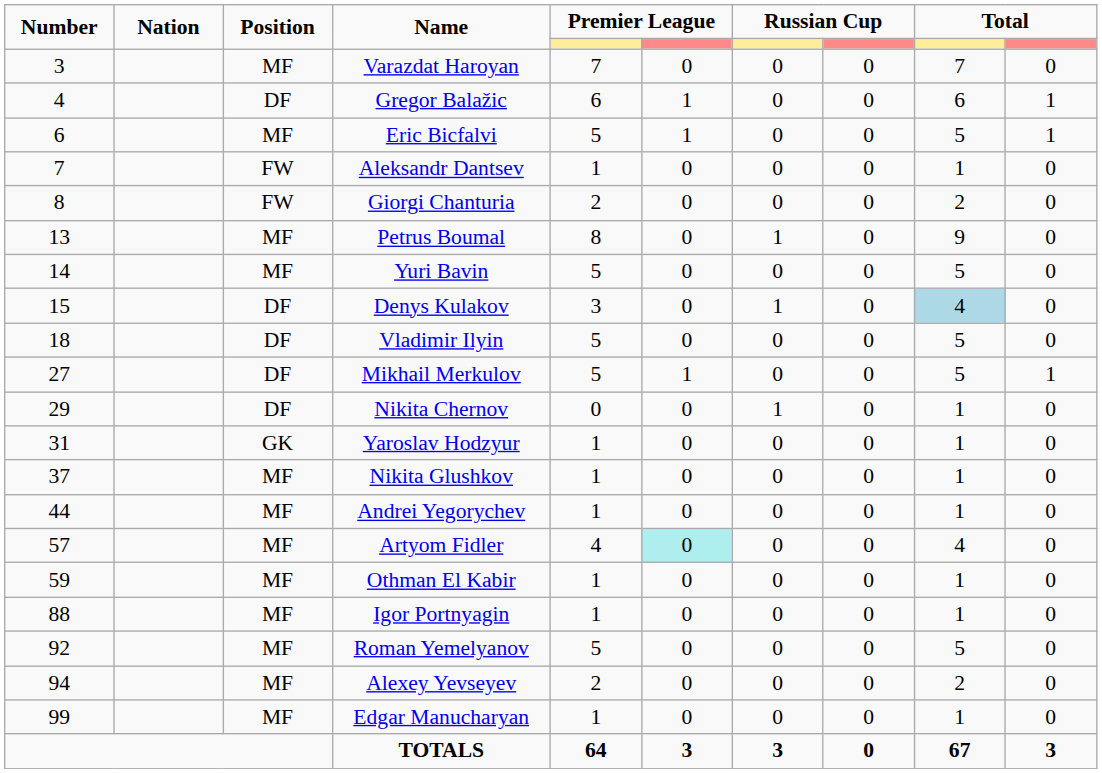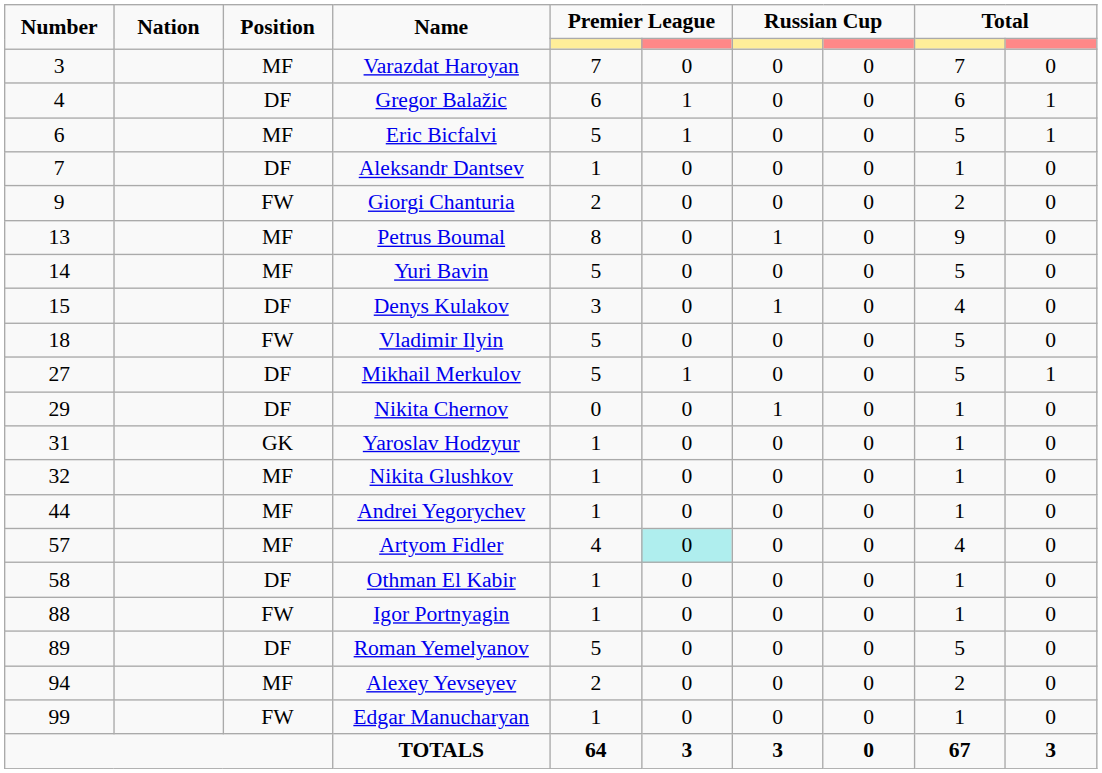(278, 168) FW -> (278, 168) DF
(59, 202) 8 -> (59, 202) 9
(960, 305) lightblue background -> (960, 305) no background
(278, 339) DF -> (278, 339) FW
(59, 476) 37 -> (59, 476) 32
(59, 579) 59 -> (59, 579) 58
(278, 579) MF -> (278, 579) DF
(278, 613) MF -> (278, 613) FW
(59, 648) 92 -> (59, 648) 89
(278, 648) MF -> (278, 648) DF
(278, 716) MF -> (278, 716) FW
